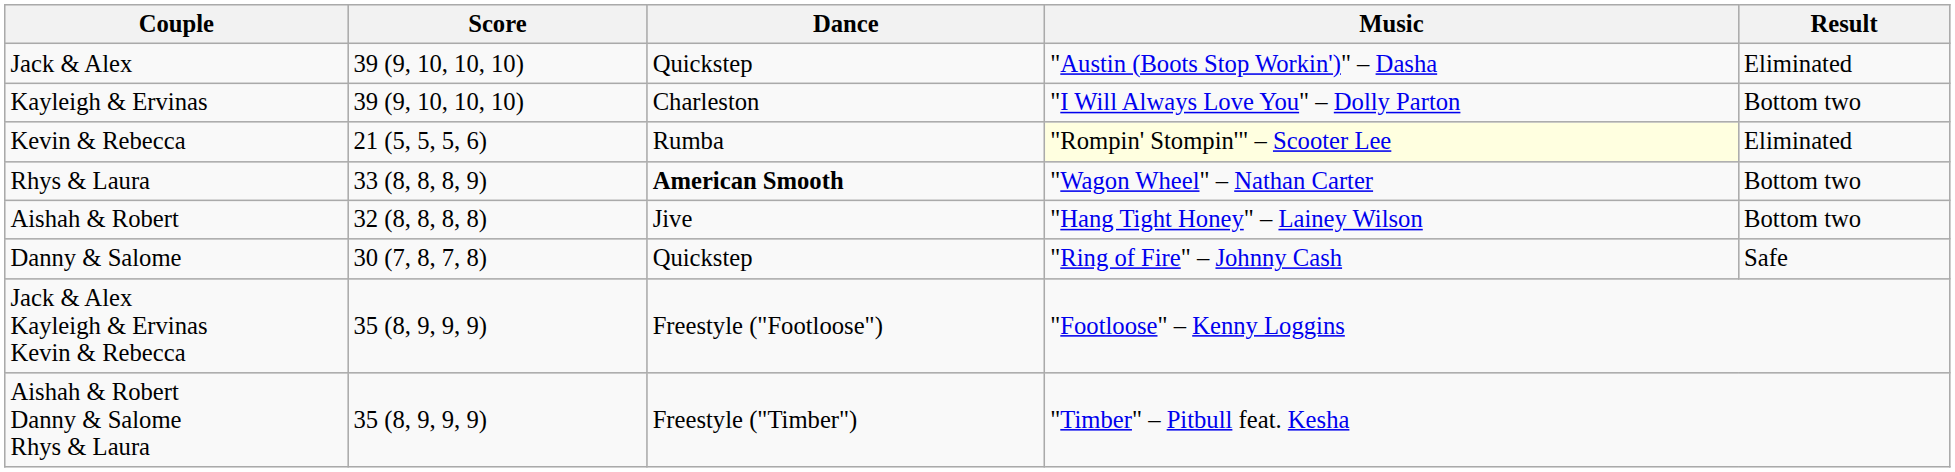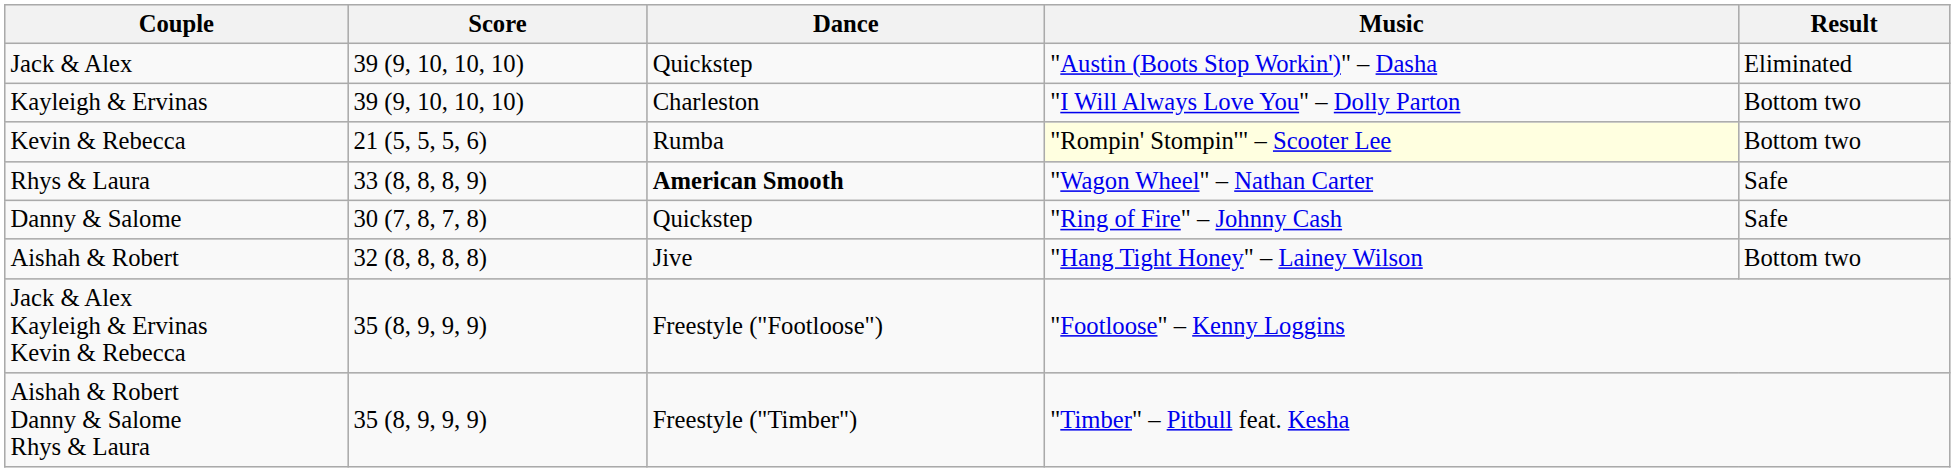(1798, 141) Eliminated -> (1803, 141) Bottom two
(1803, 180) Bottom two -> (1766, 180) Safe
rows swapped: (95, 219) <-> (96, 258)
